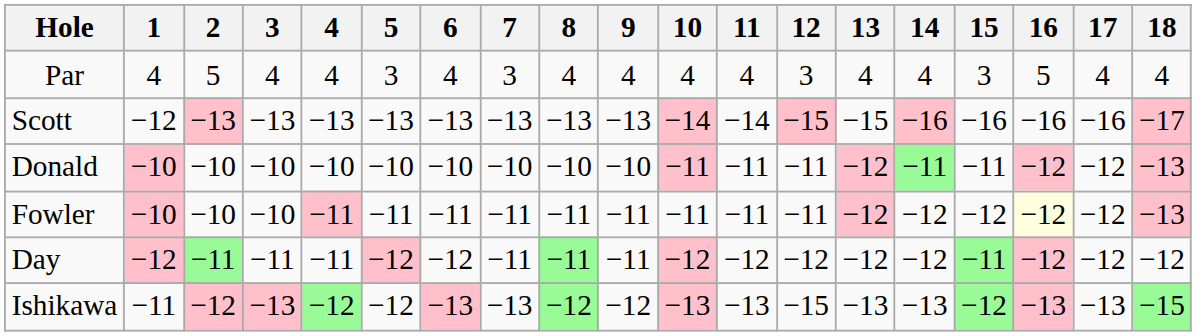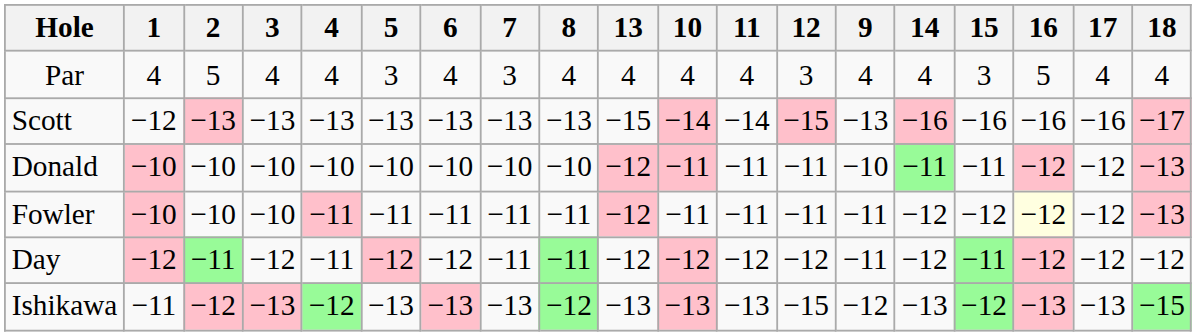columns swapped: (628, 27) <-> (865, 27)
(272, 259) −11 -> (272, 259) −12
(391, 306) −12 -> (391, 306) −13
